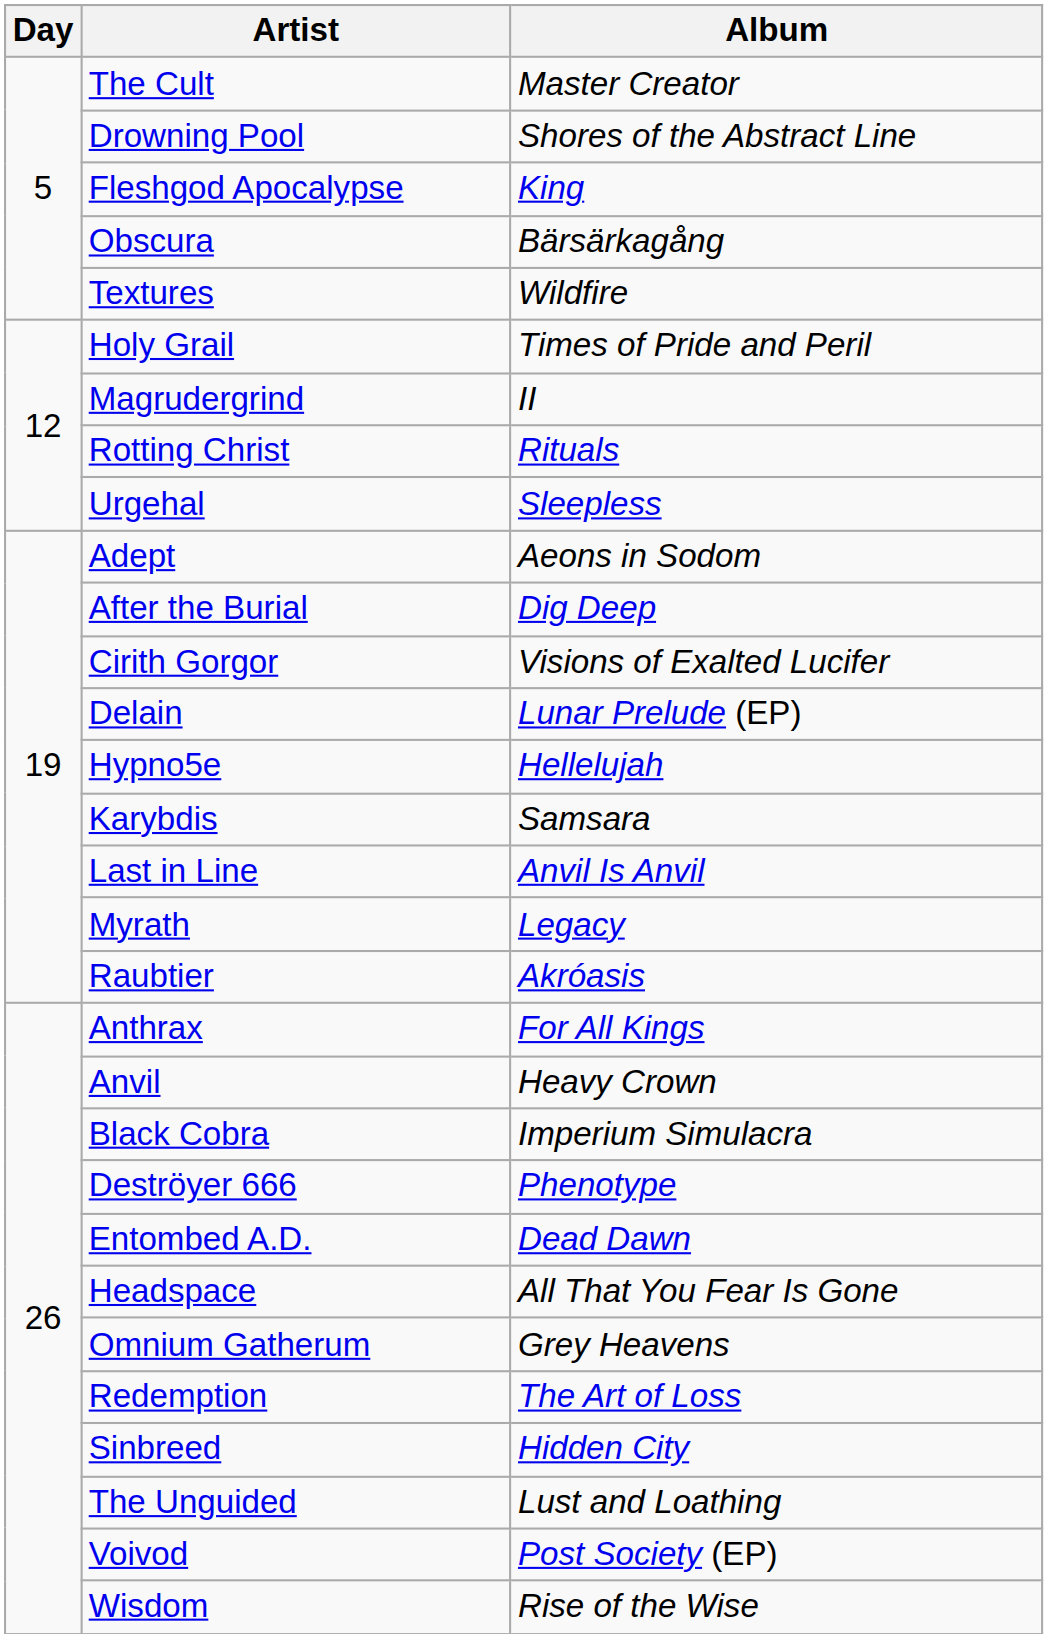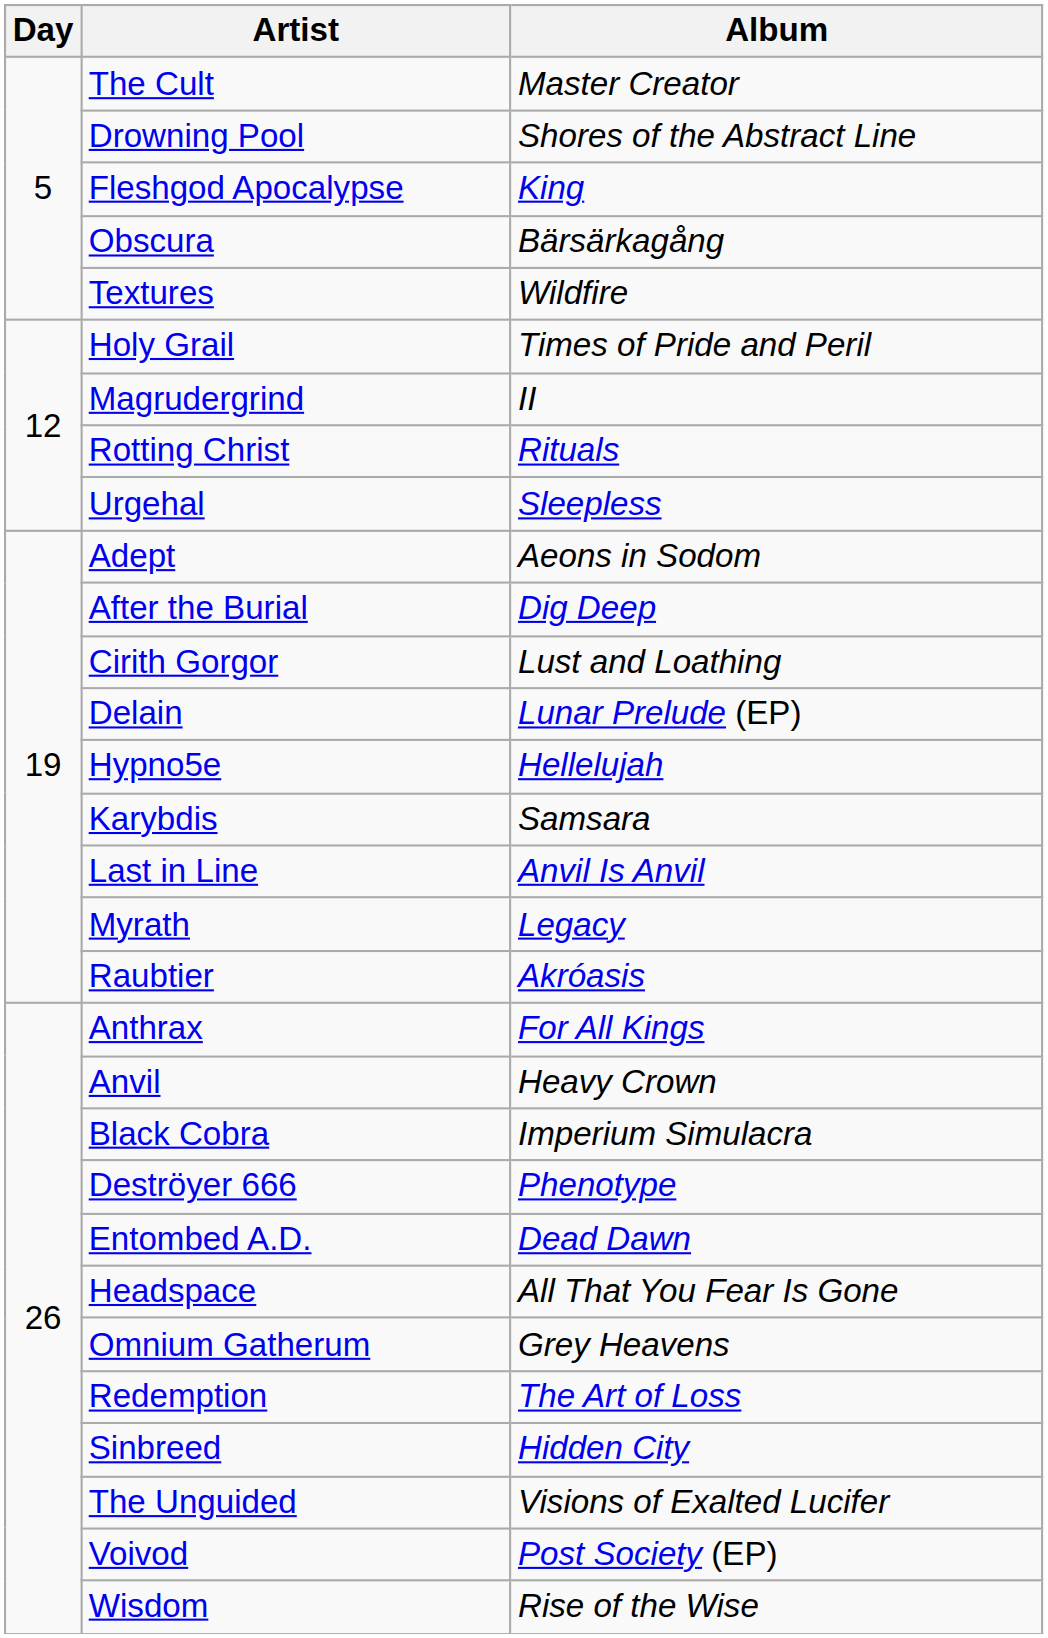(704, 661) Visions of Exalted Lucifer -> (650, 661) Lust and Loathing
(650, 1501) Lust and Loathing -> (704, 1501) Visions of Exalted Lucifer
